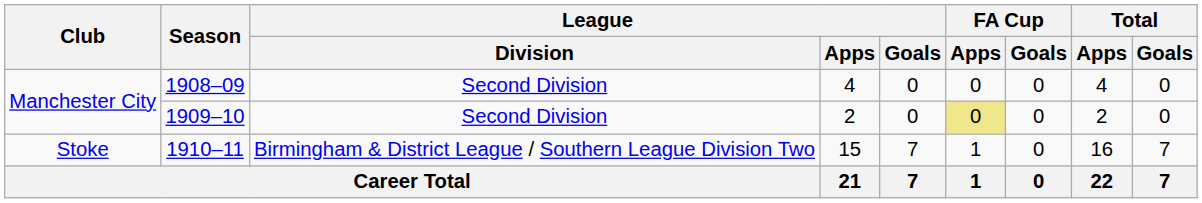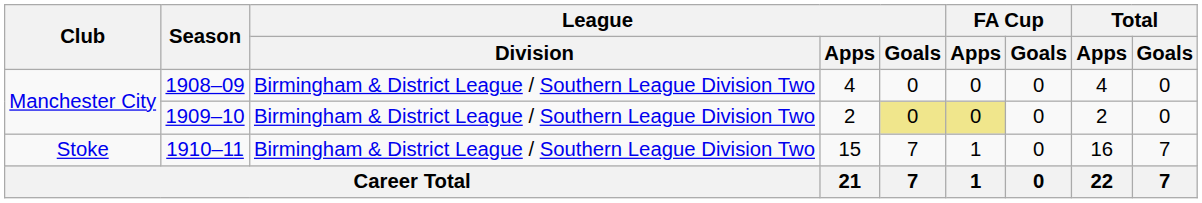(534, 85) Second Division -> (534, 85) Birmingham & District League / Southern League Division Two
(534, 117) Second Division -> (534, 117) Birmingham & District League / Southern League Division Two
(913, 117) no background -> (913, 117) khaki background
